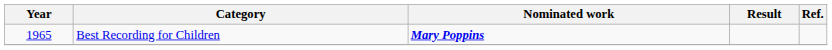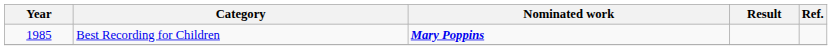(39, 34) 1965 -> (39, 34) 1985
